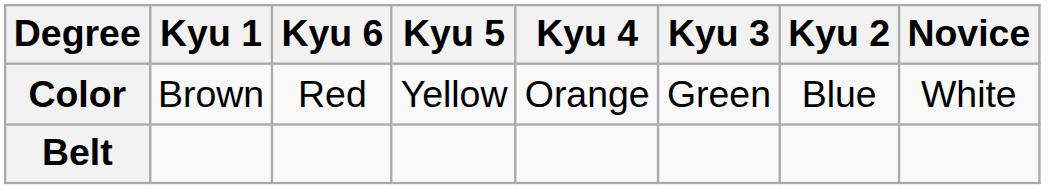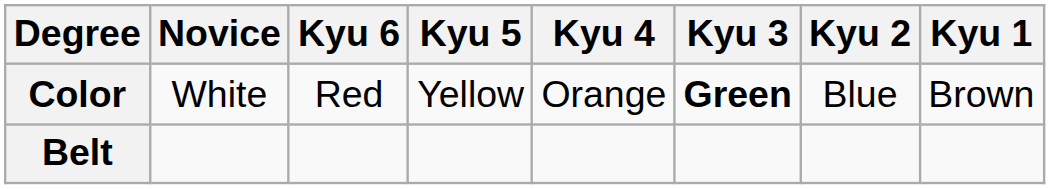columns swapped: (969, 34) <-> (211, 34)
(719, 93) normal -> (738, 93) bold
